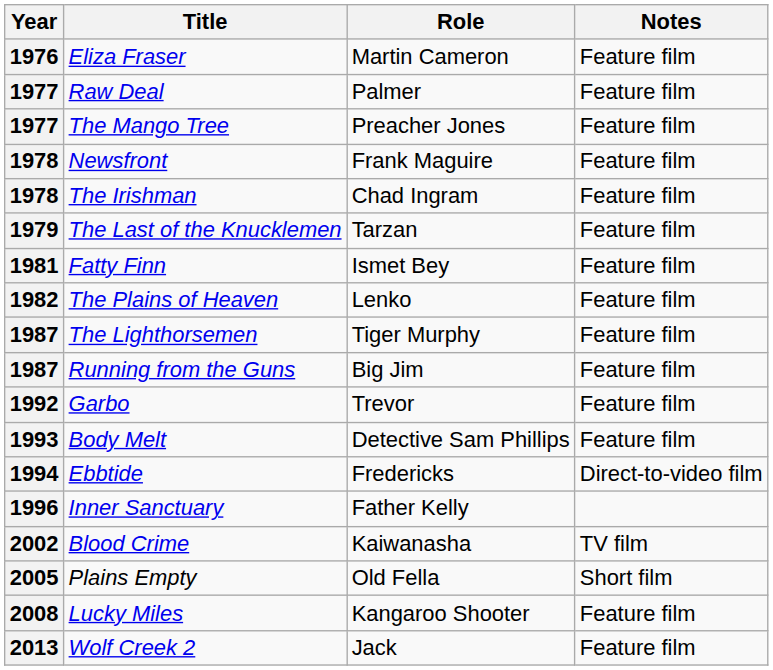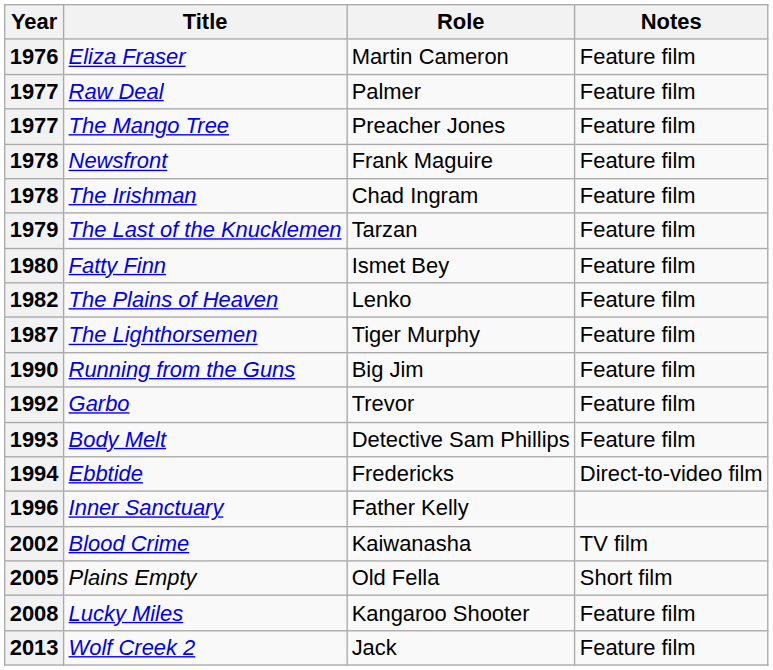(34, 265) 1981 -> (34, 265) 1980
(34, 369) 1987 -> (34, 369) 1990
